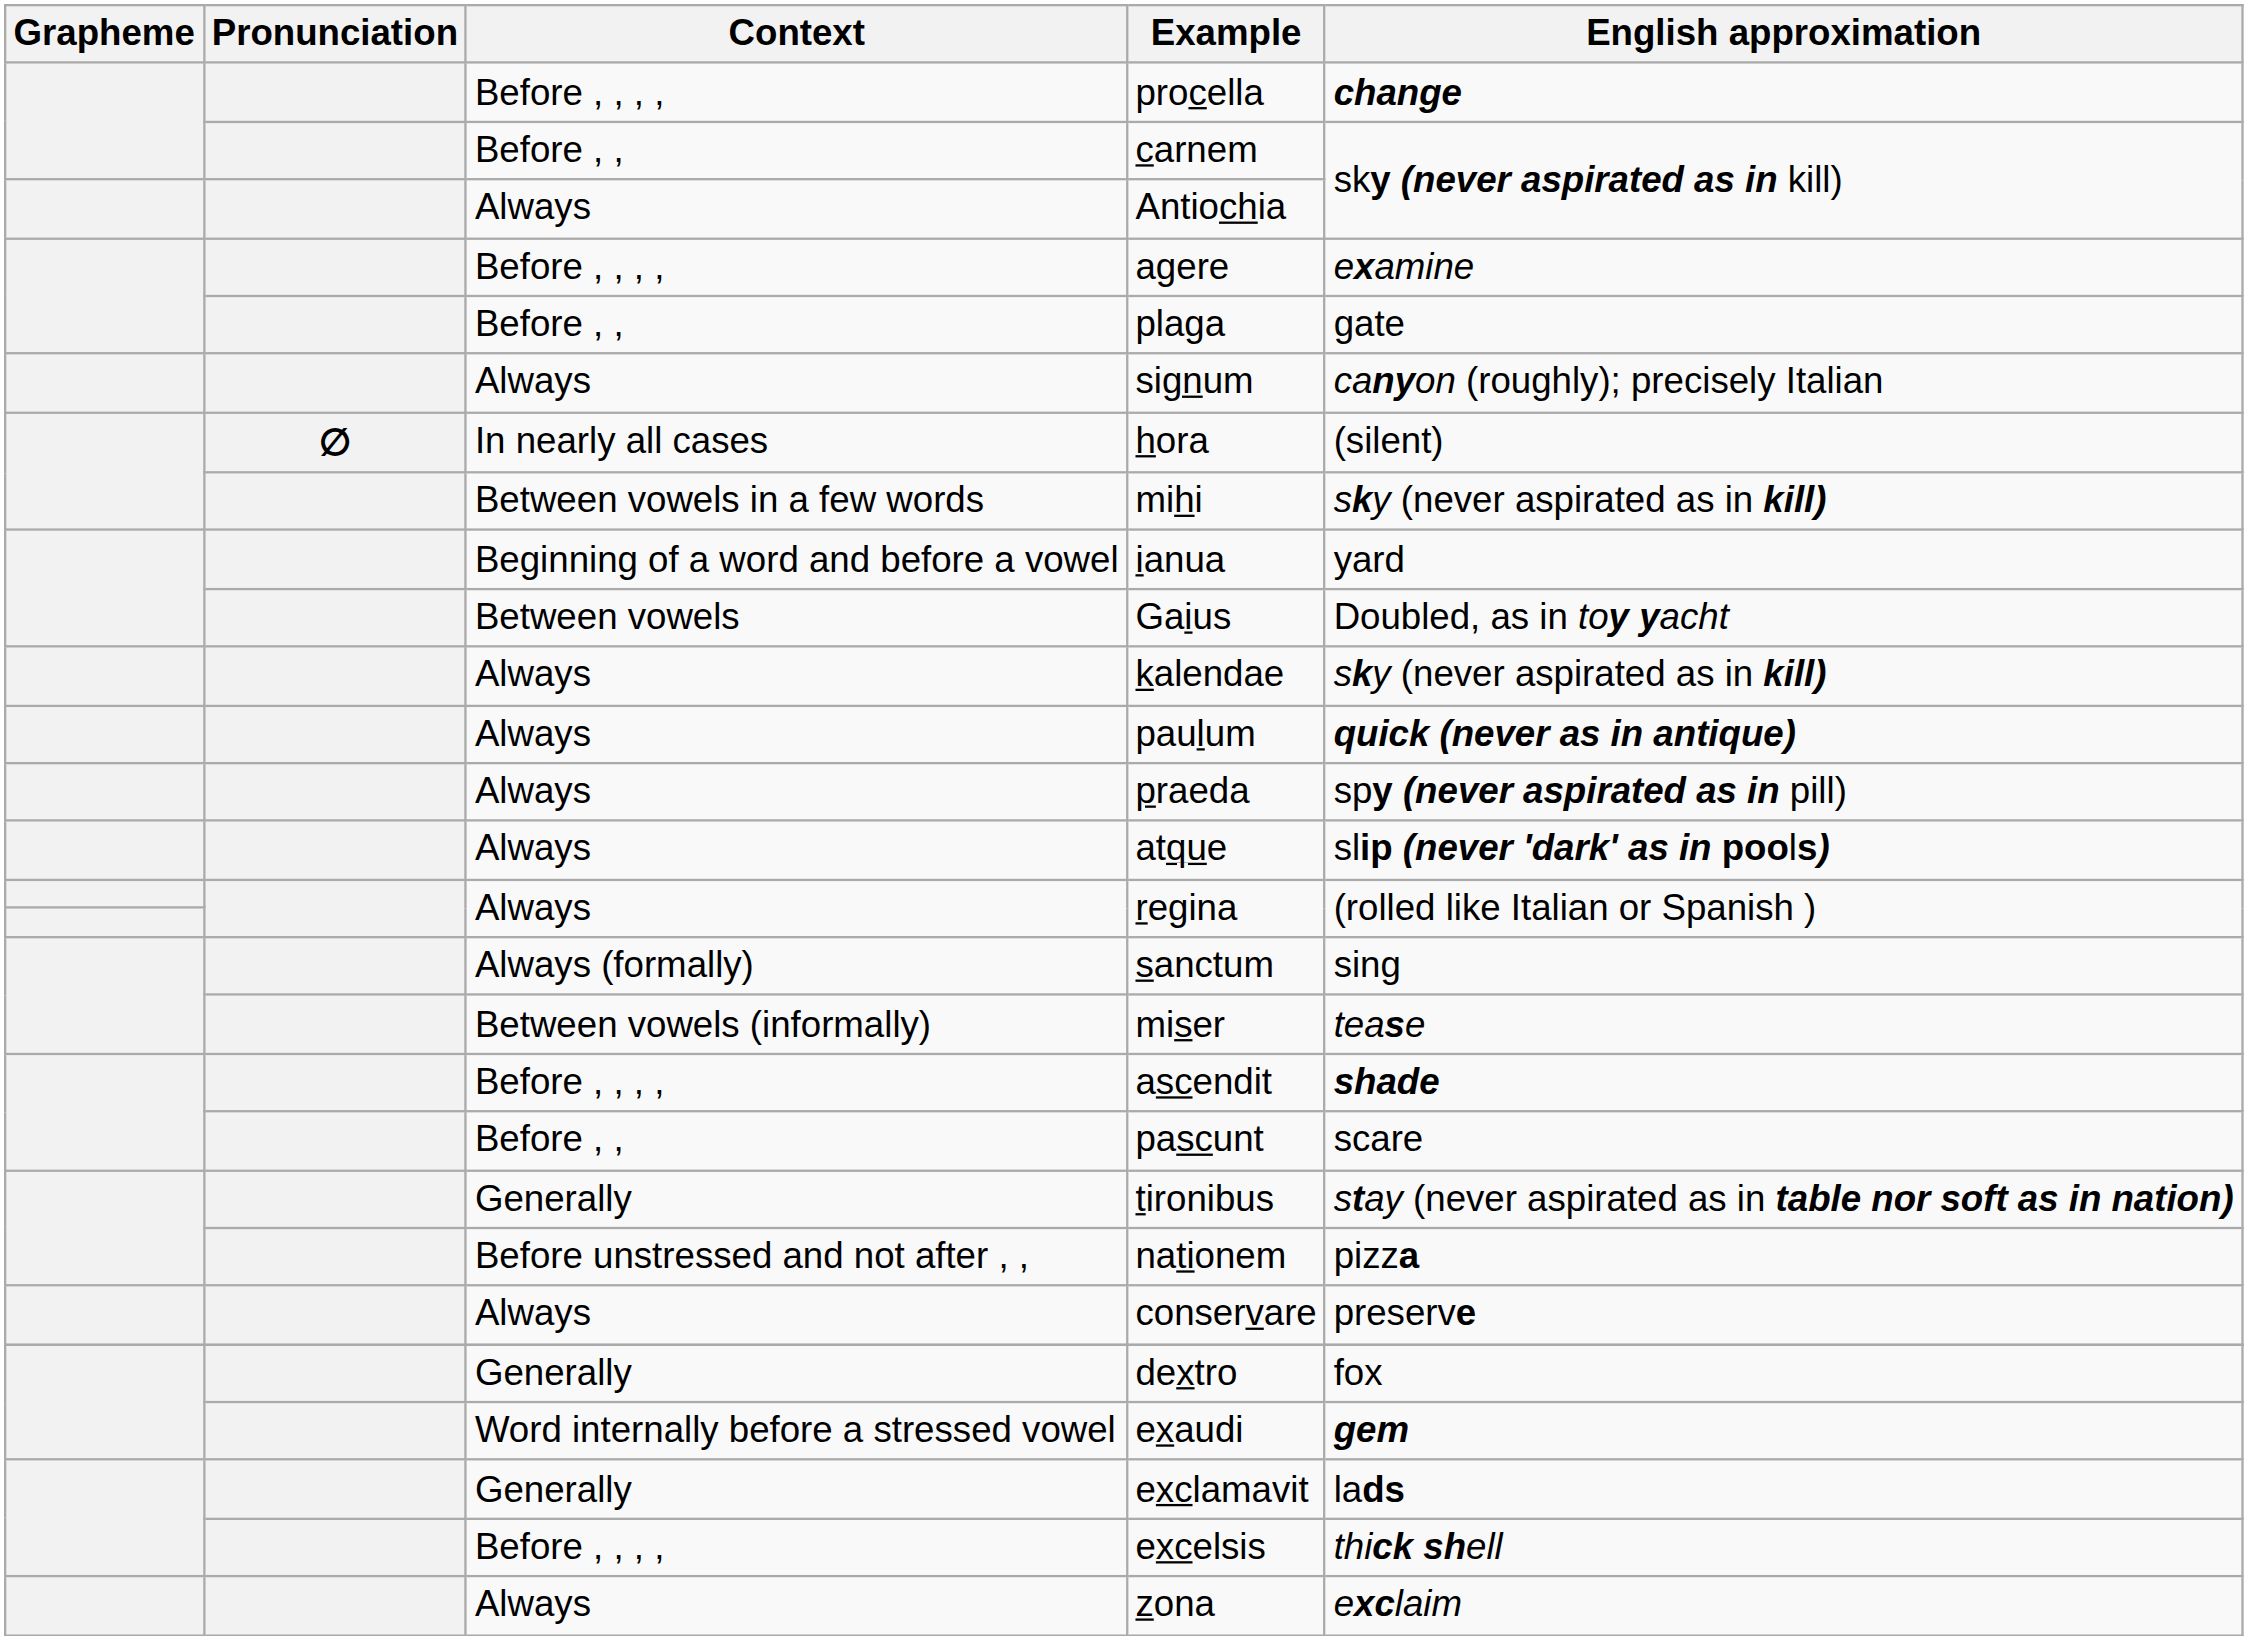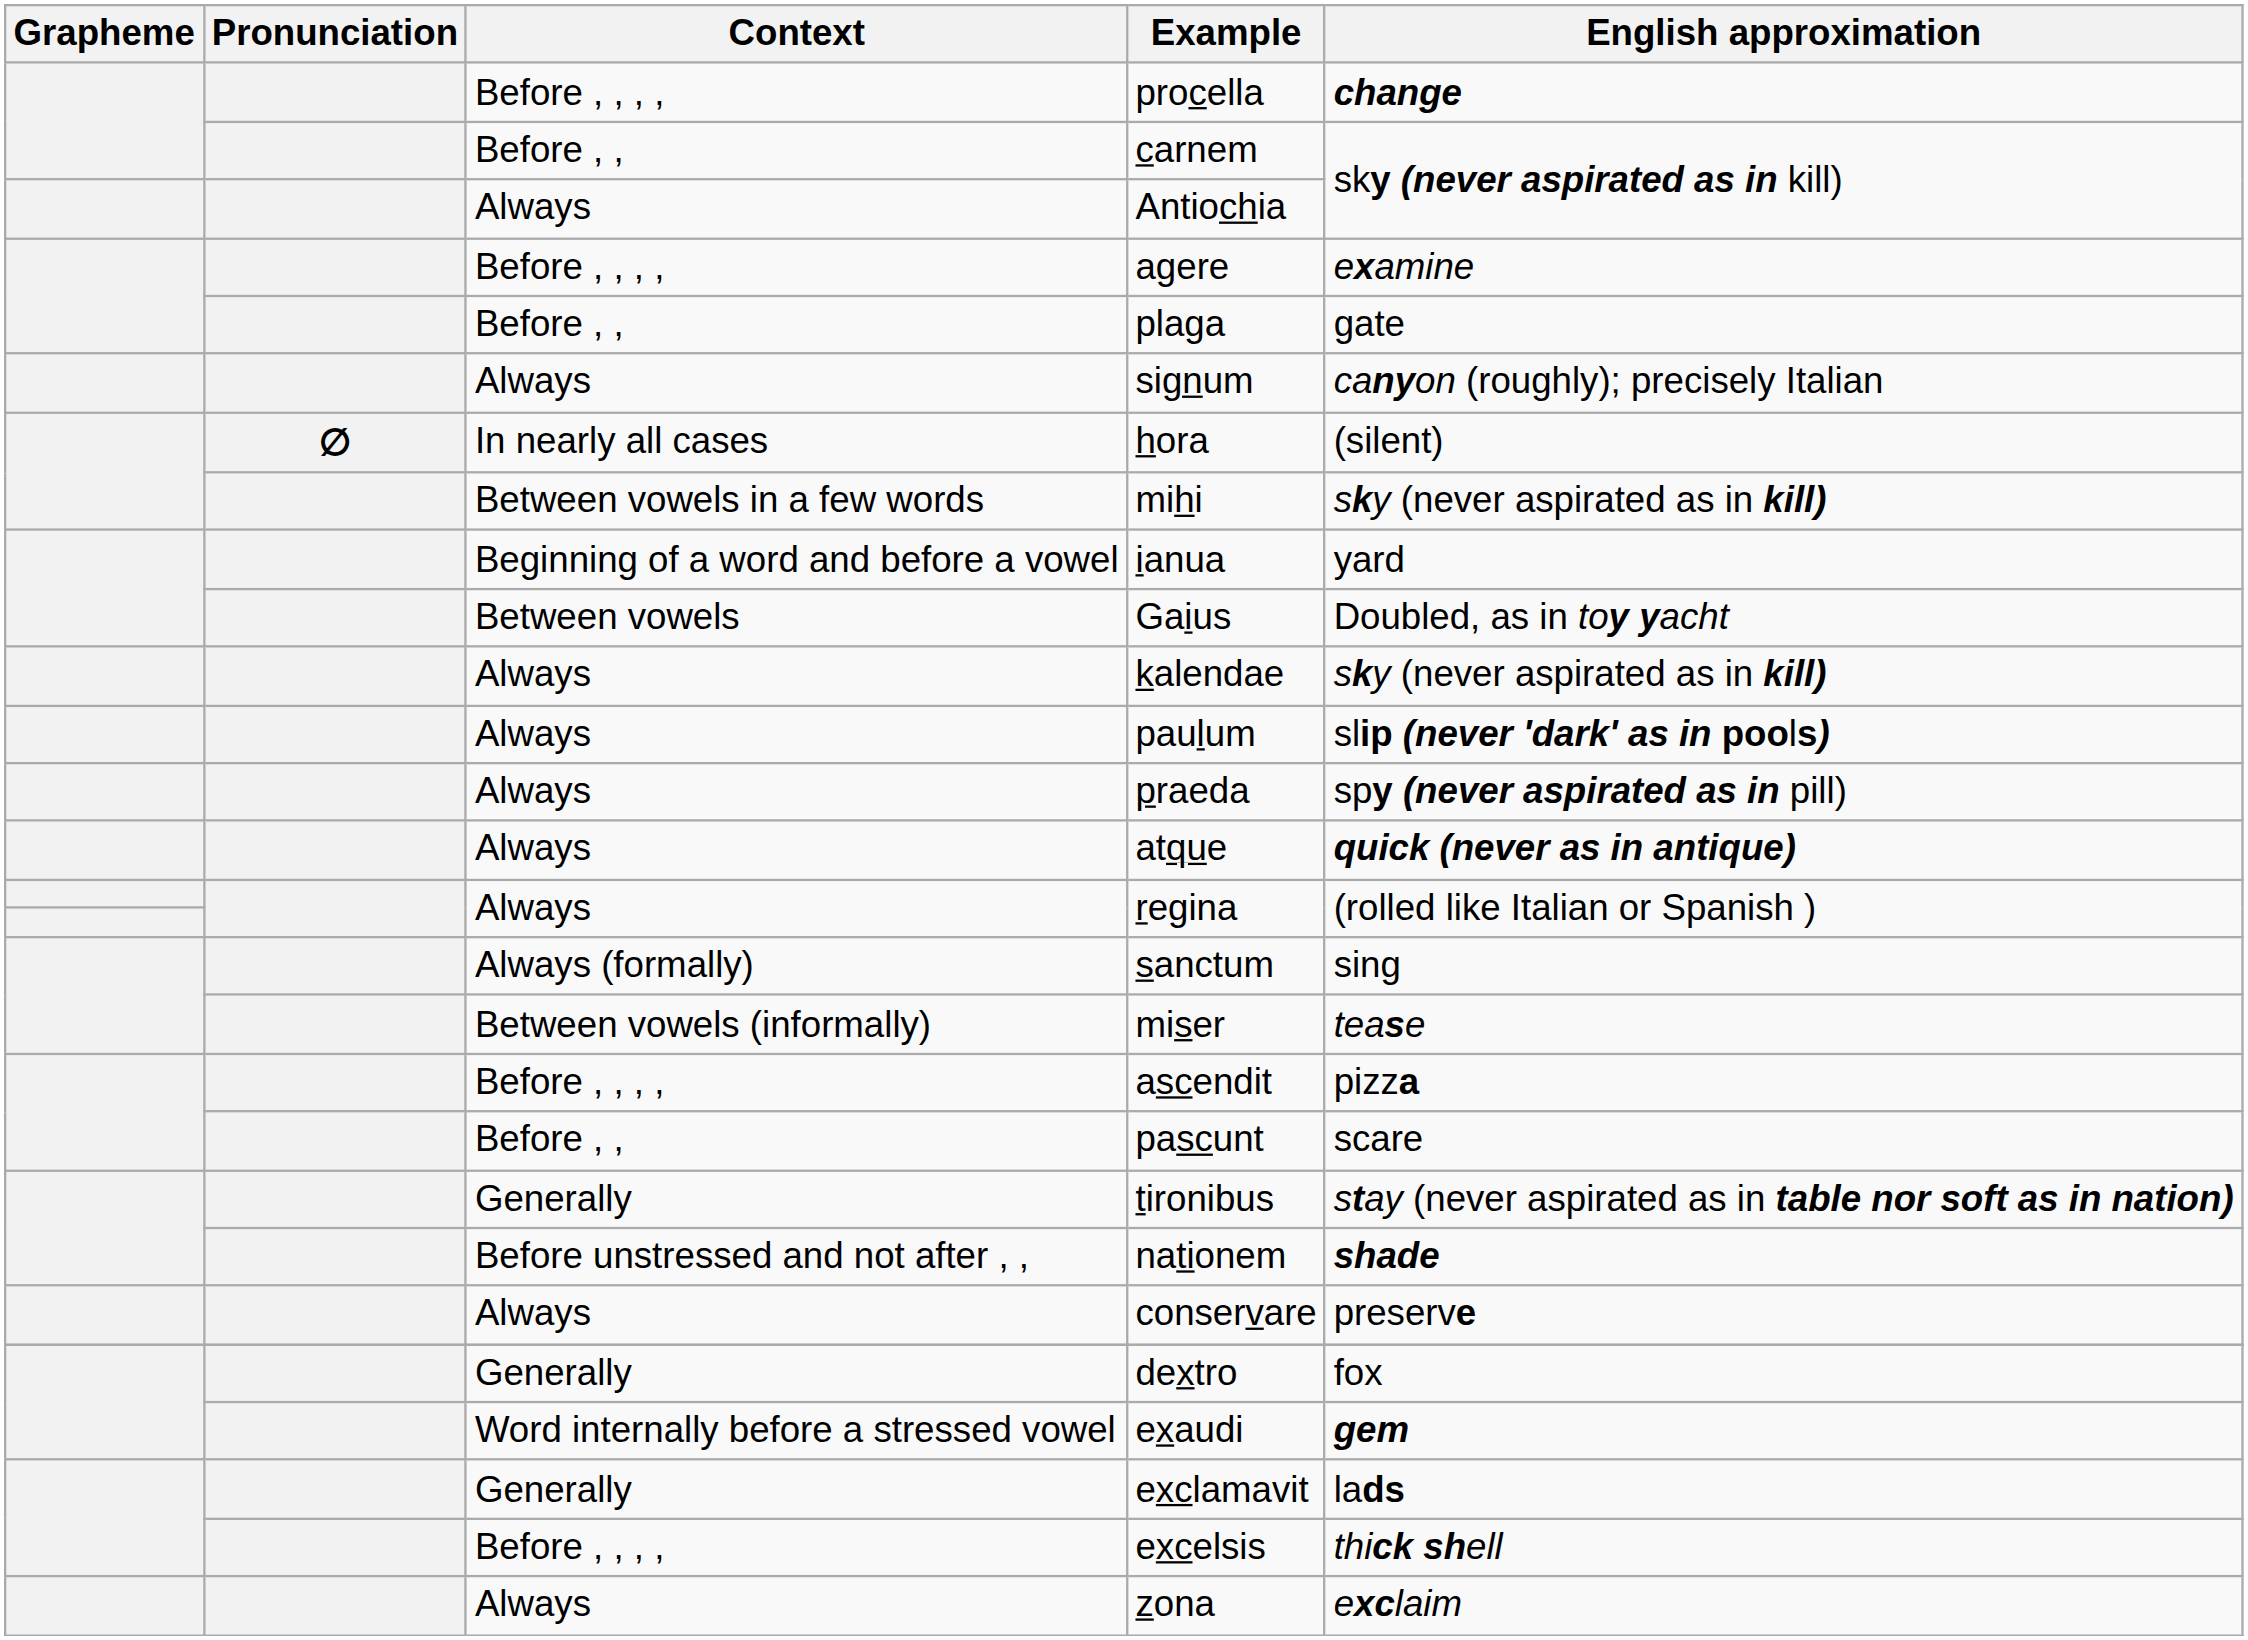(1565, 733) quick (never as in antique) -> (1582, 733) slip (never 'dark' as in pools)
(1582, 849) slip (never 'dark' as in pools) -> (1565, 849) quick (never as in antique)
(1387, 1081) shade -> (1376, 1081) pizza
(1376, 1256) pizza -> (1387, 1256) shade
